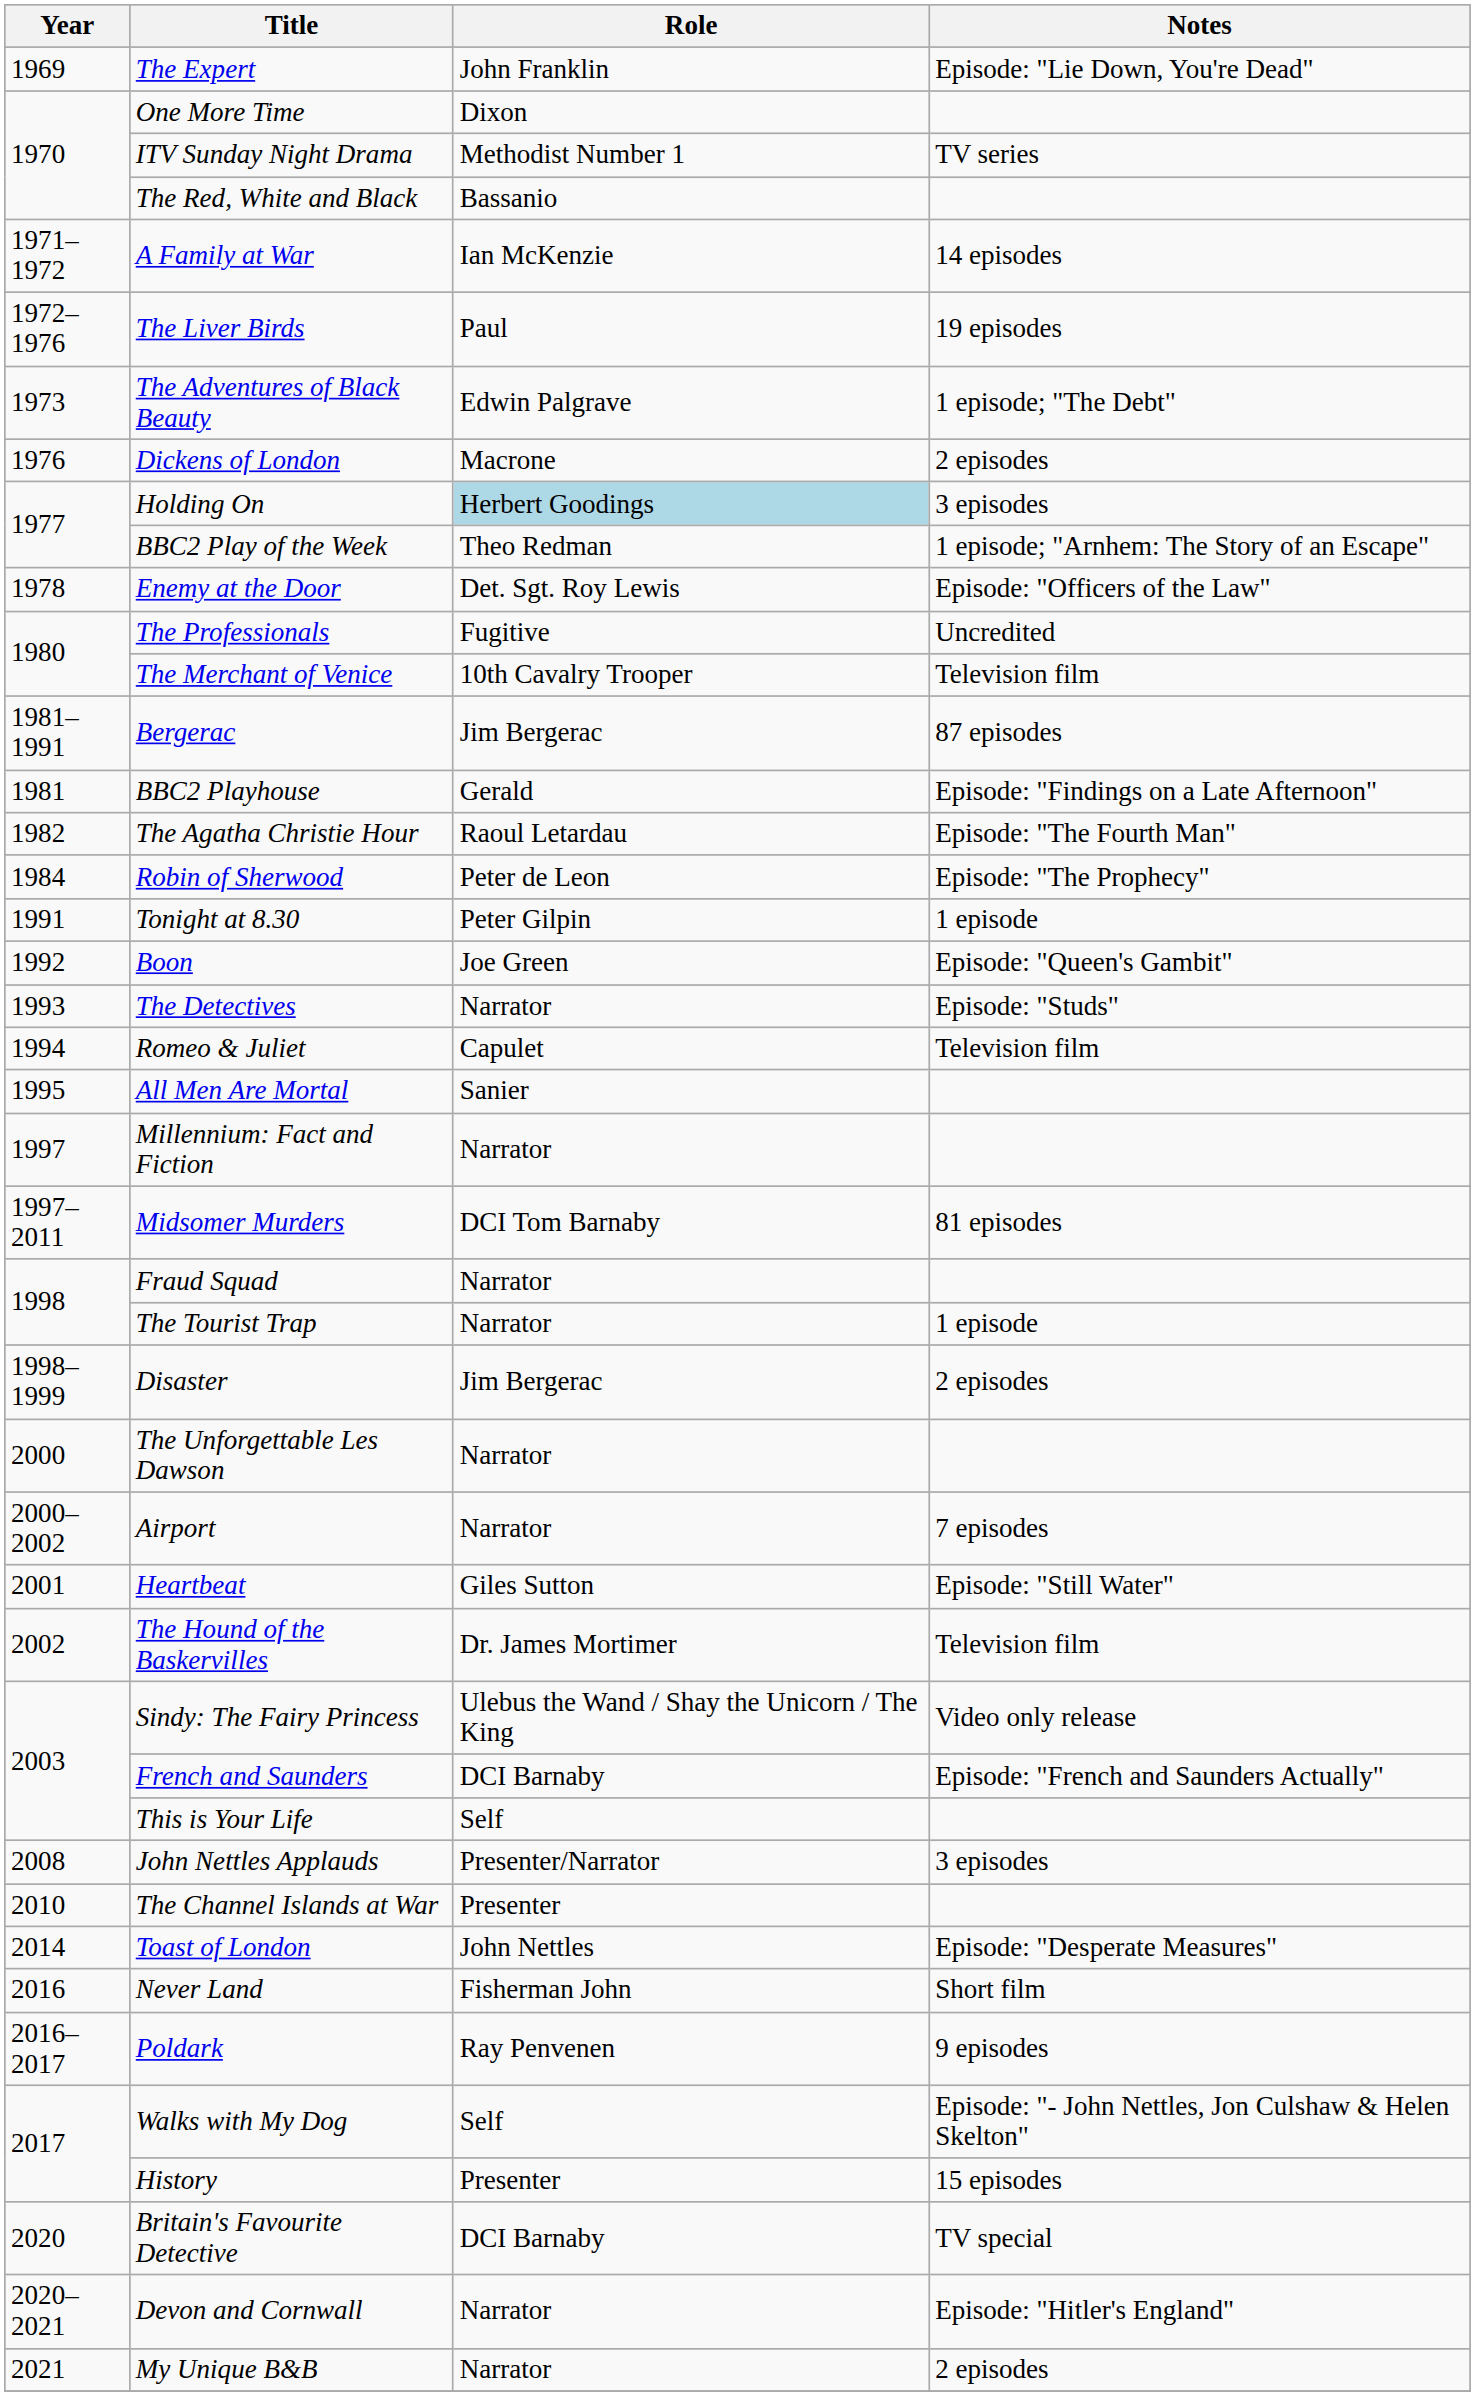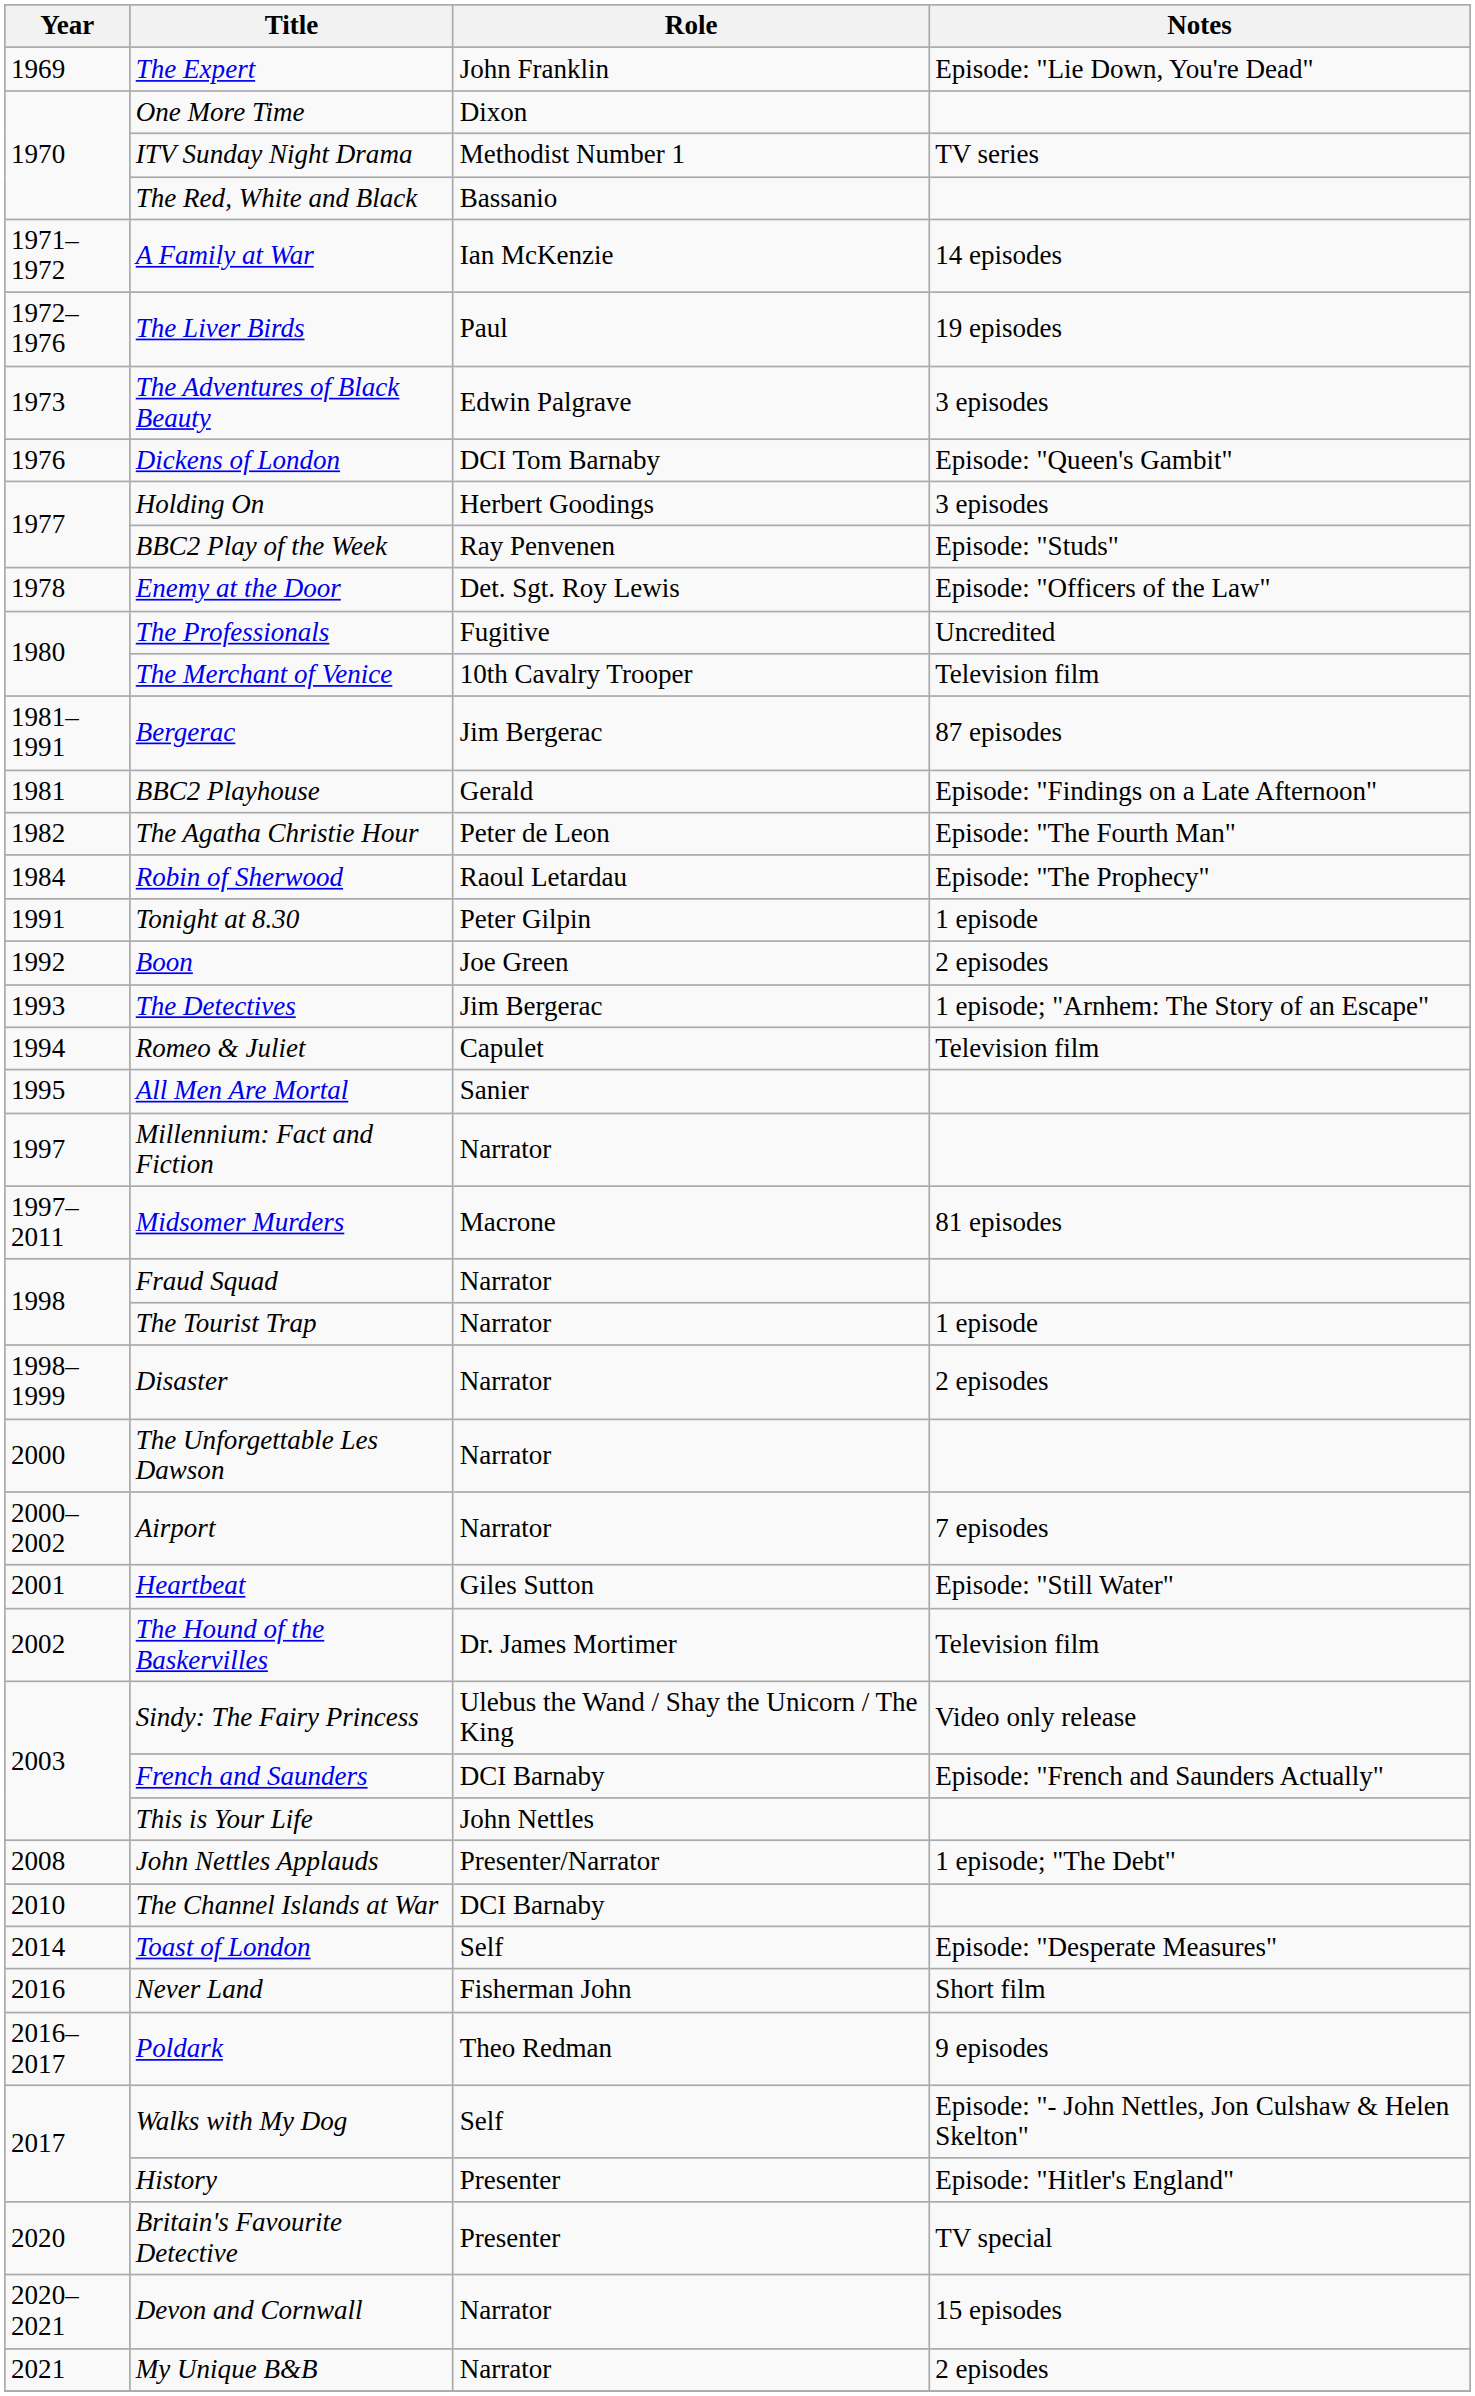(1055, 402) 1 episode; "The Debt" -> (992, 402) 3 episodes
(508, 460) Macrone -> (560, 460) DCI Tom Barnaby
(992, 460) 2 episodes -> (1084, 460) Episode: "Queen's Gambit"
(557, 503) lightblue background -> (557, 503) no background
(536, 546) Theo Redman -> (537, 546) Ray Penvenen
(1182, 546) 1 episode; "Arnhem: The Story of an Escape" -> (1027, 546) Episode: "Studs"
(543, 833) Raoul Letardau -> (535, 833) Peter de Leon
(535, 876) Peter de Leon -> (543, 876) Raoul Letardau
(1084, 962) Episode: "Queen's Gambit" -> (992, 962) 2 episodes
(505, 1005) Narrator -> (531, 1005) Jim Bergerac
(1027, 1005) Episode: "Studs" -> (1182, 1005) 1 episode; "Arnhem: The Story of an Escape"
(560, 1222) DCI Tom Barnaby -> (508, 1222) Macrone
(531, 1381) Jim Bergerac -> (505, 1381) Narrator
(481, 1818) Self -> (527, 1818) John Nettles
(992, 1861) 3 episodes -> (1055, 1861) 1 episode; "The Debt"
(510, 1904) Presenter -> (532, 1904) DCI Barnaby
(527, 1947) John Nettles -> (481, 1947) Self
(537, 2048) Ray Penvenen -> (536, 2048) Theo Redman
(999, 2179) 15 episodes -> (1085, 2179) Episode: "Hitler's England"
(532, 2237) DCI Barnaby -> (510, 2237) Presenter
(1085, 2311) Episode: "Hitler's England" -> (999, 2311) 15 episodes
